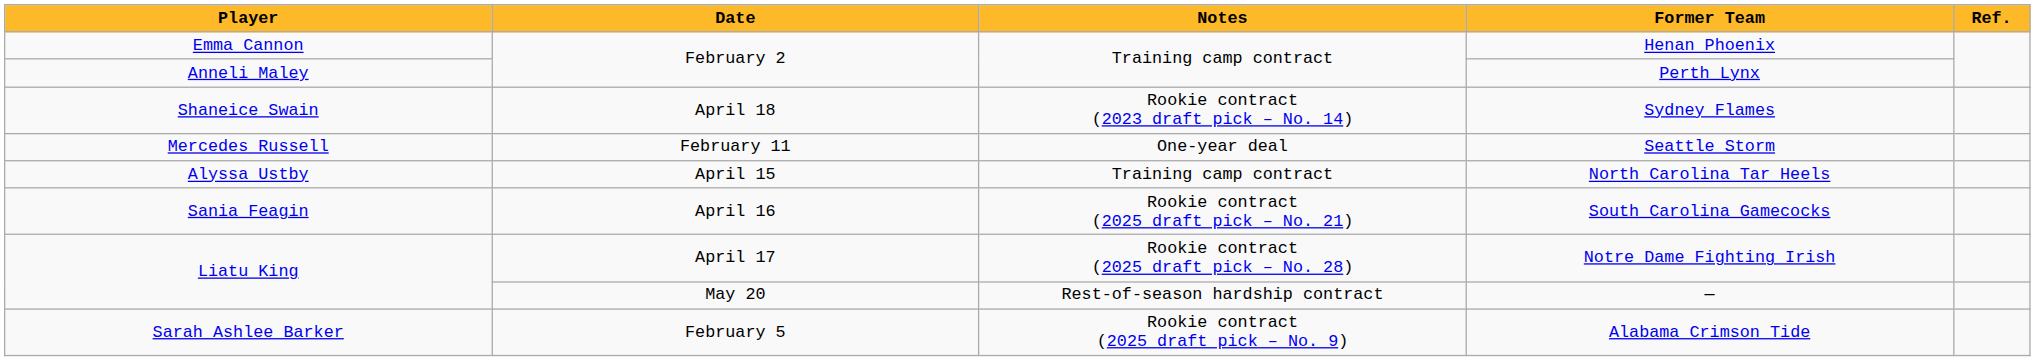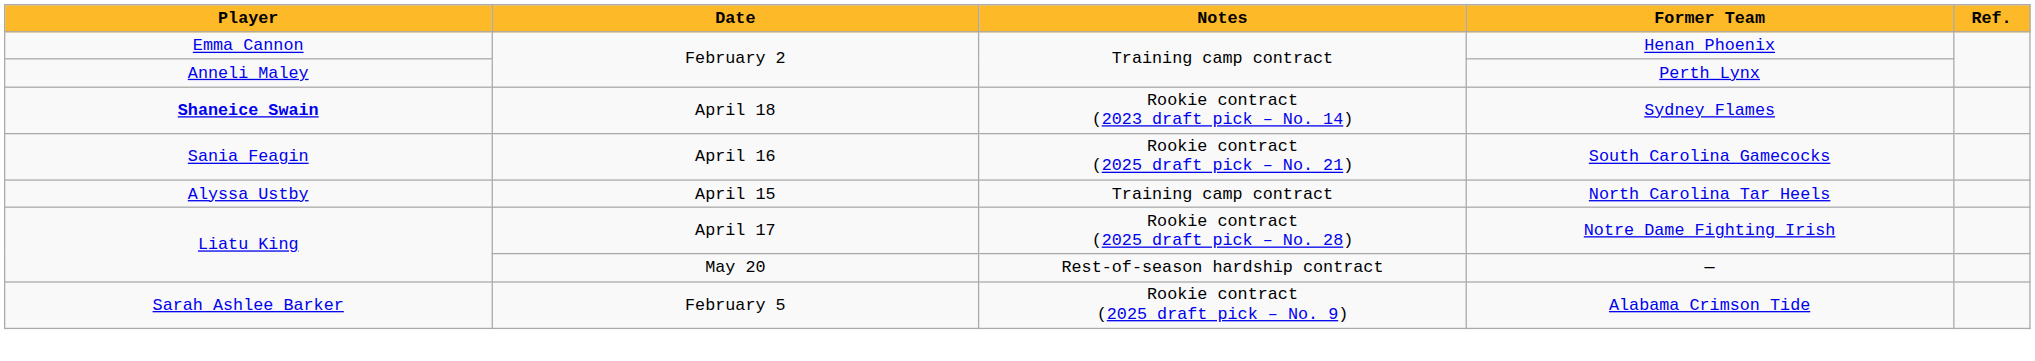(248, 110) normal -> (248, 110) bold
- row: (1710, 147)
rows swapped: (1710, 174) <-> (1710, 211)
